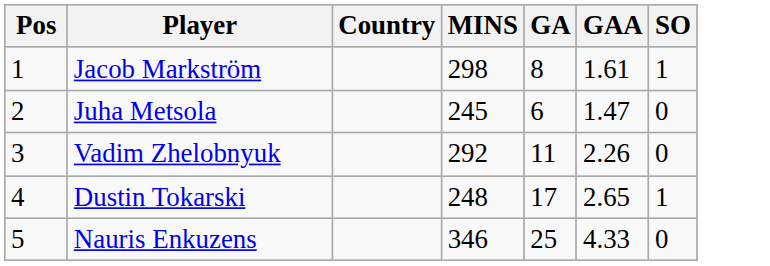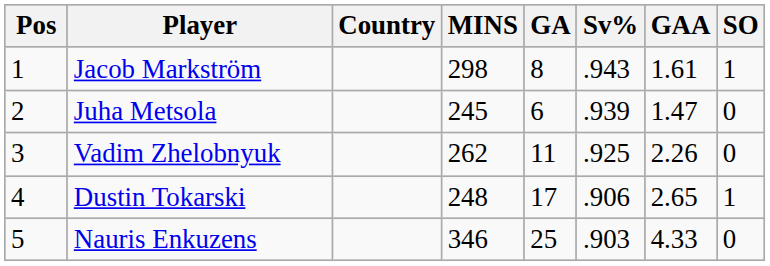+ column: (611, 25)
(468, 153) 292 -> (468, 153) 262
